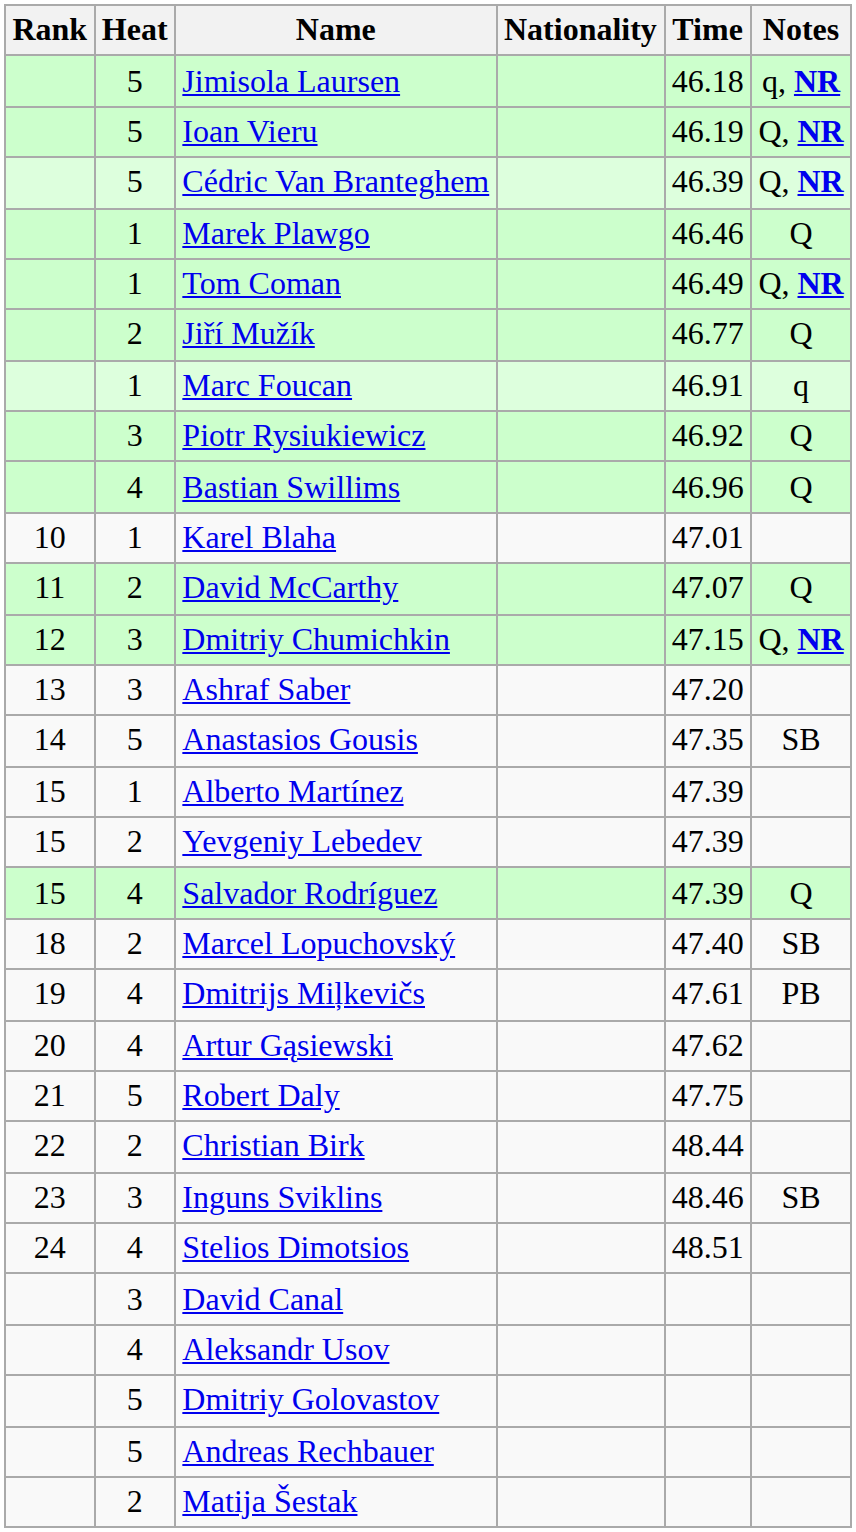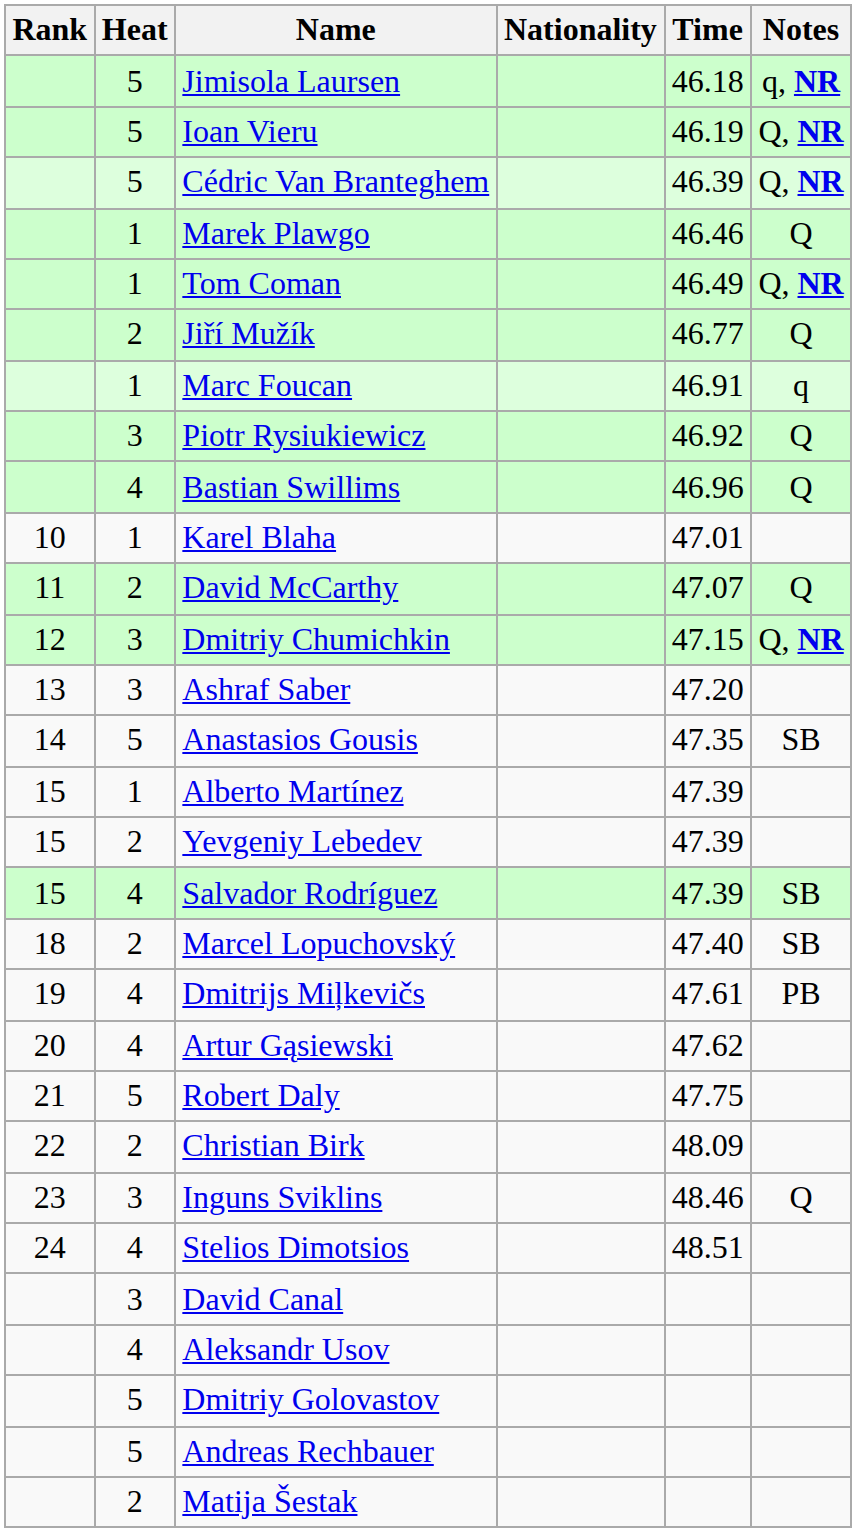(801, 892) Q -> (801, 892) SB
(708, 1146) 48.44 -> (708, 1146) 48.09
(801, 1197) SB -> (801, 1197) Q
